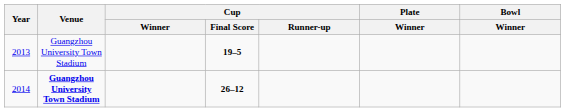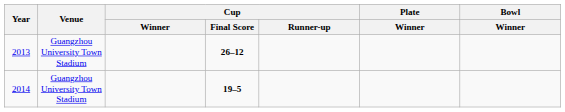(232, 53) 19–5 -> (232, 53) 26–12
(71, 89) bold -> (71, 89) normal
(232, 89) 26–12 -> (232, 89) 19–5
